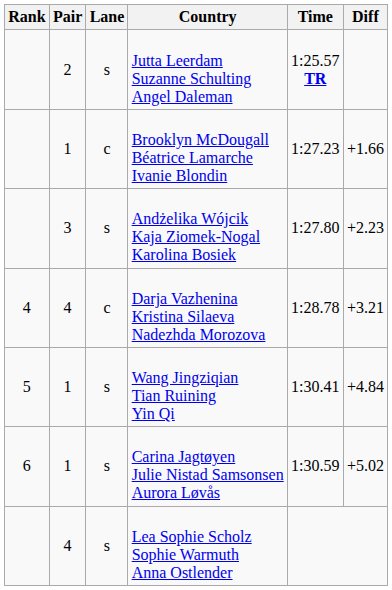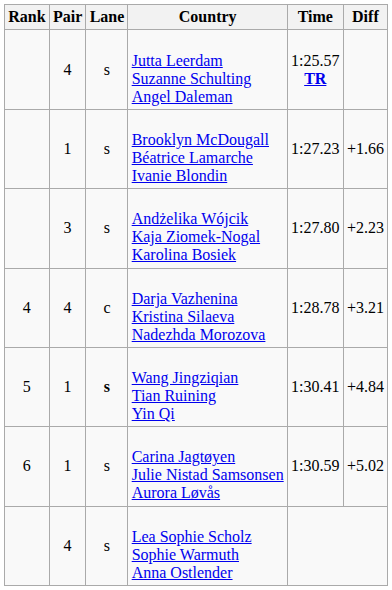(68, 69) 2 -> (68, 69) 4
(107, 148) c -> (107, 148) s
(107, 387) normal -> (107, 387) bold
